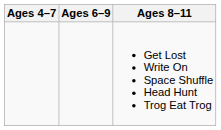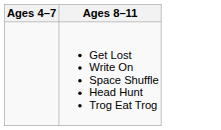- column: (86, 13)
